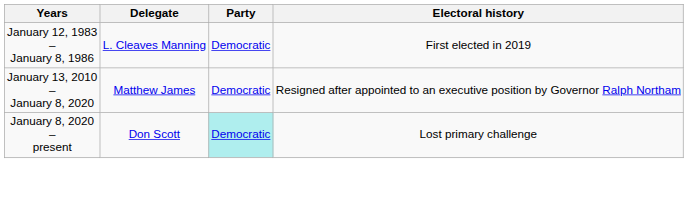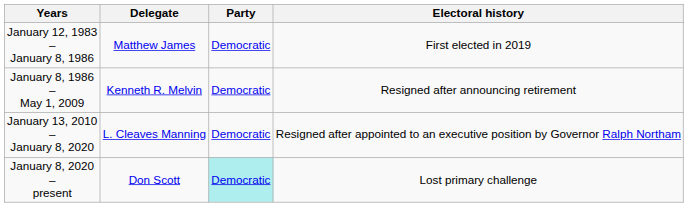(154, 45) L. Cleaves Manning -> (154, 45) Matthew James
+ row: (52, 90)
(154, 90) Matthew James -> (154, 135) L. Cleaves Manning
